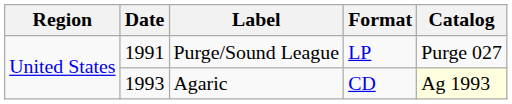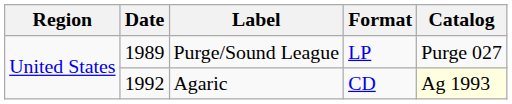(145, 51) 1991 -> (145, 51) 1989
(145, 83) 1993 -> (145, 83) 1992
